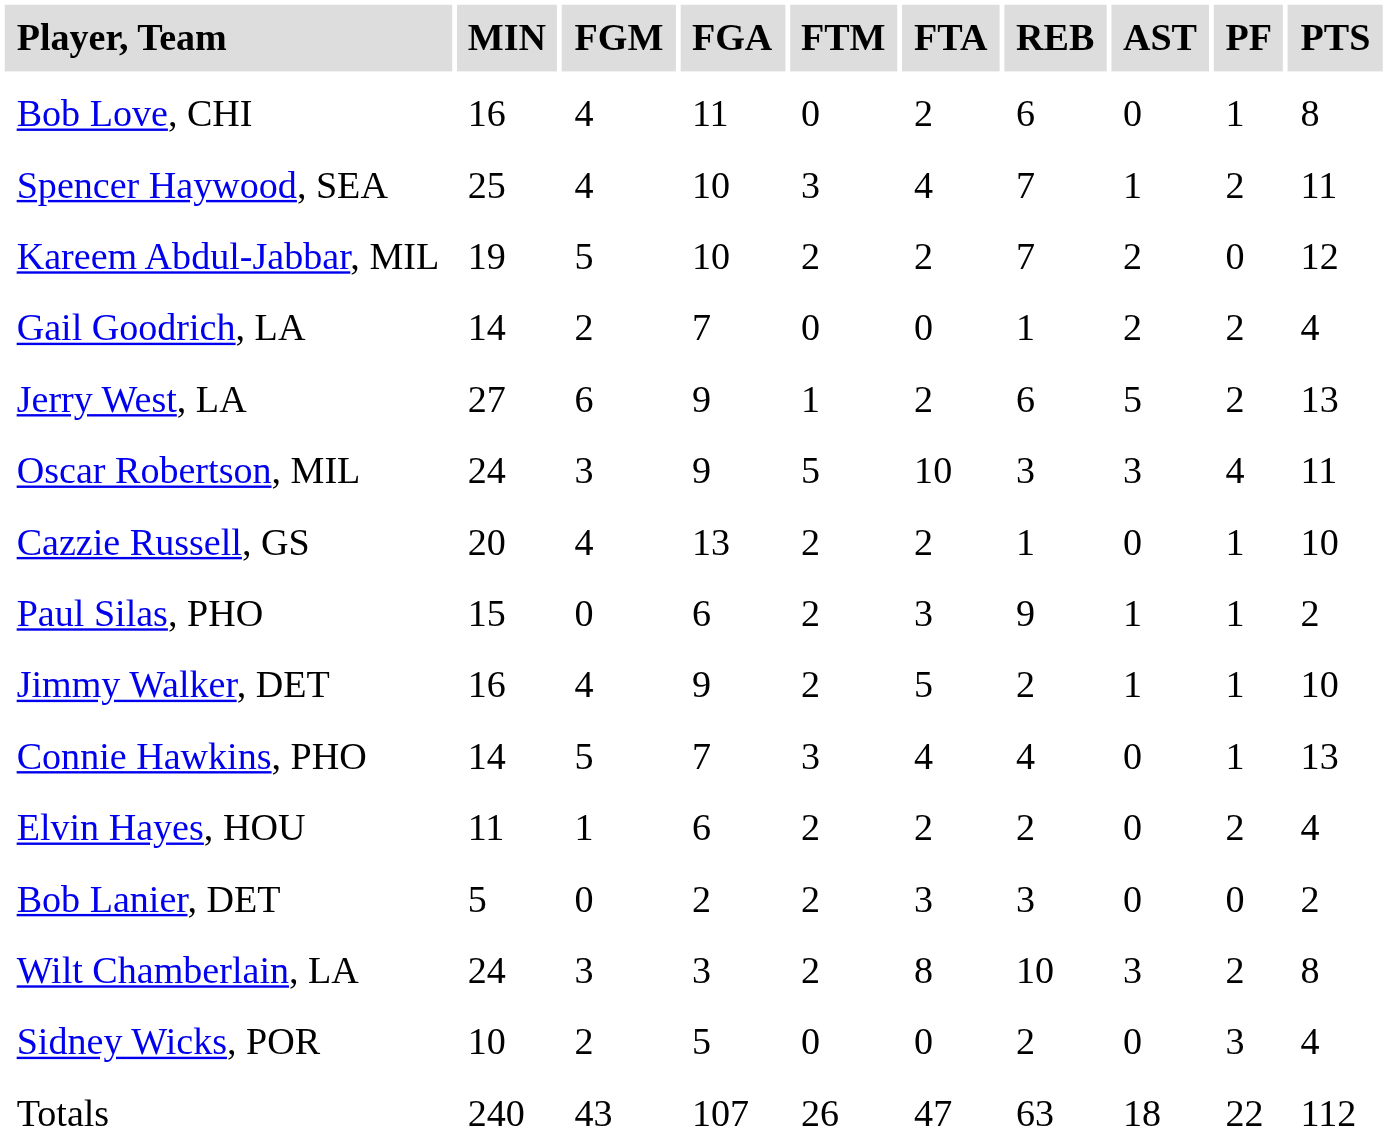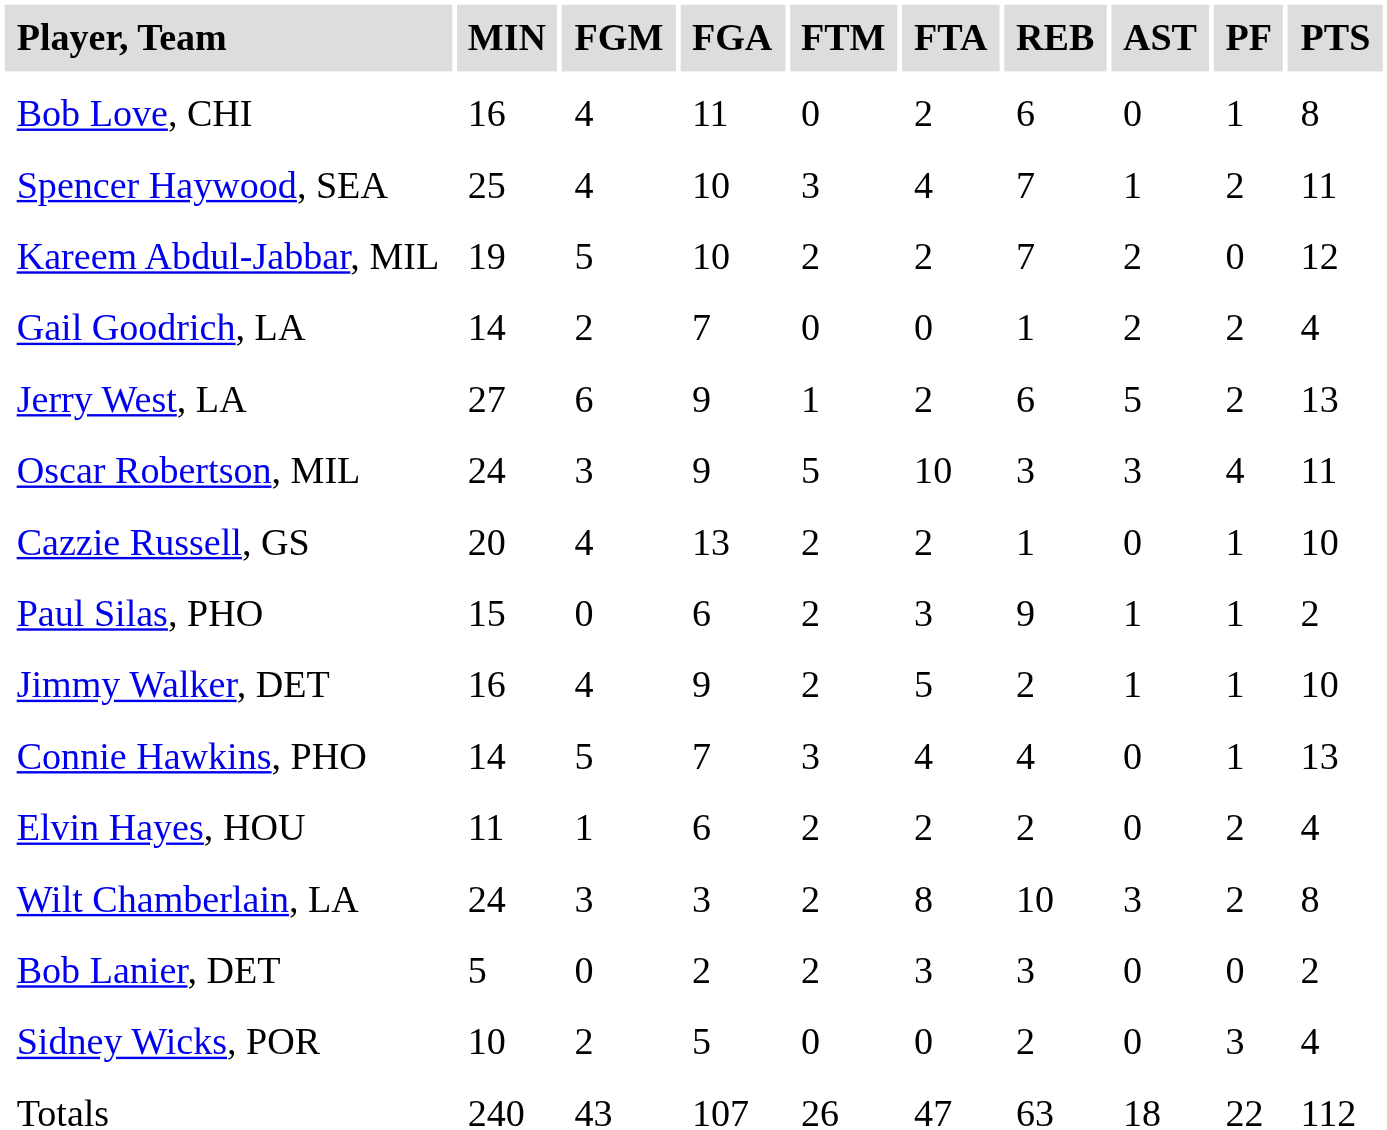rows swapped: (188, 970) <-> (149, 898)
